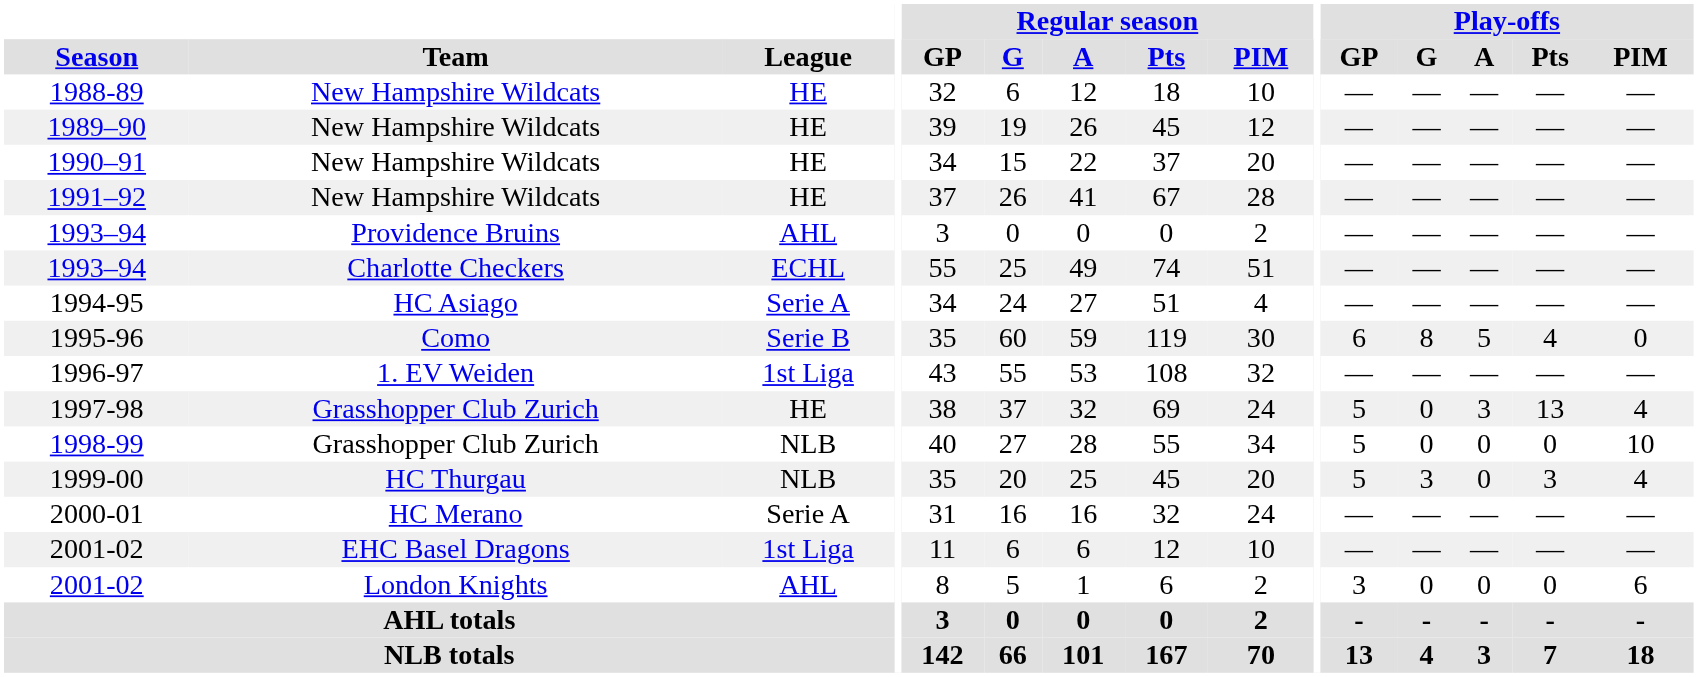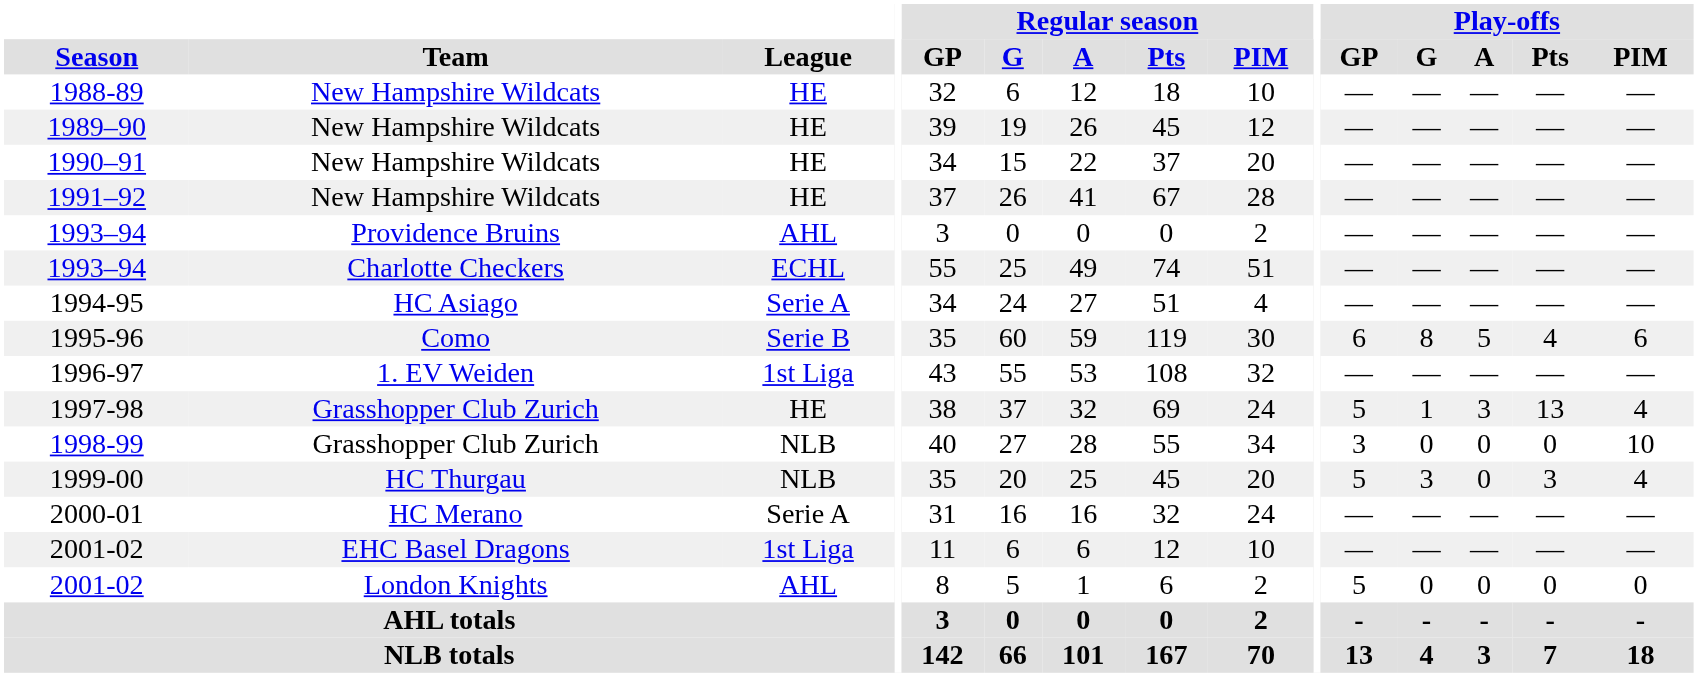(1641, 338) 0 -> (1641, 338) 6
(1426, 408) 0 -> (1426, 408) 1
(1359, 443) 5 -> (1359, 443) 3
(1359, 584) 3 -> (1359, 584) 5
(1641, 584) 6 -> (1641, 584) 0
